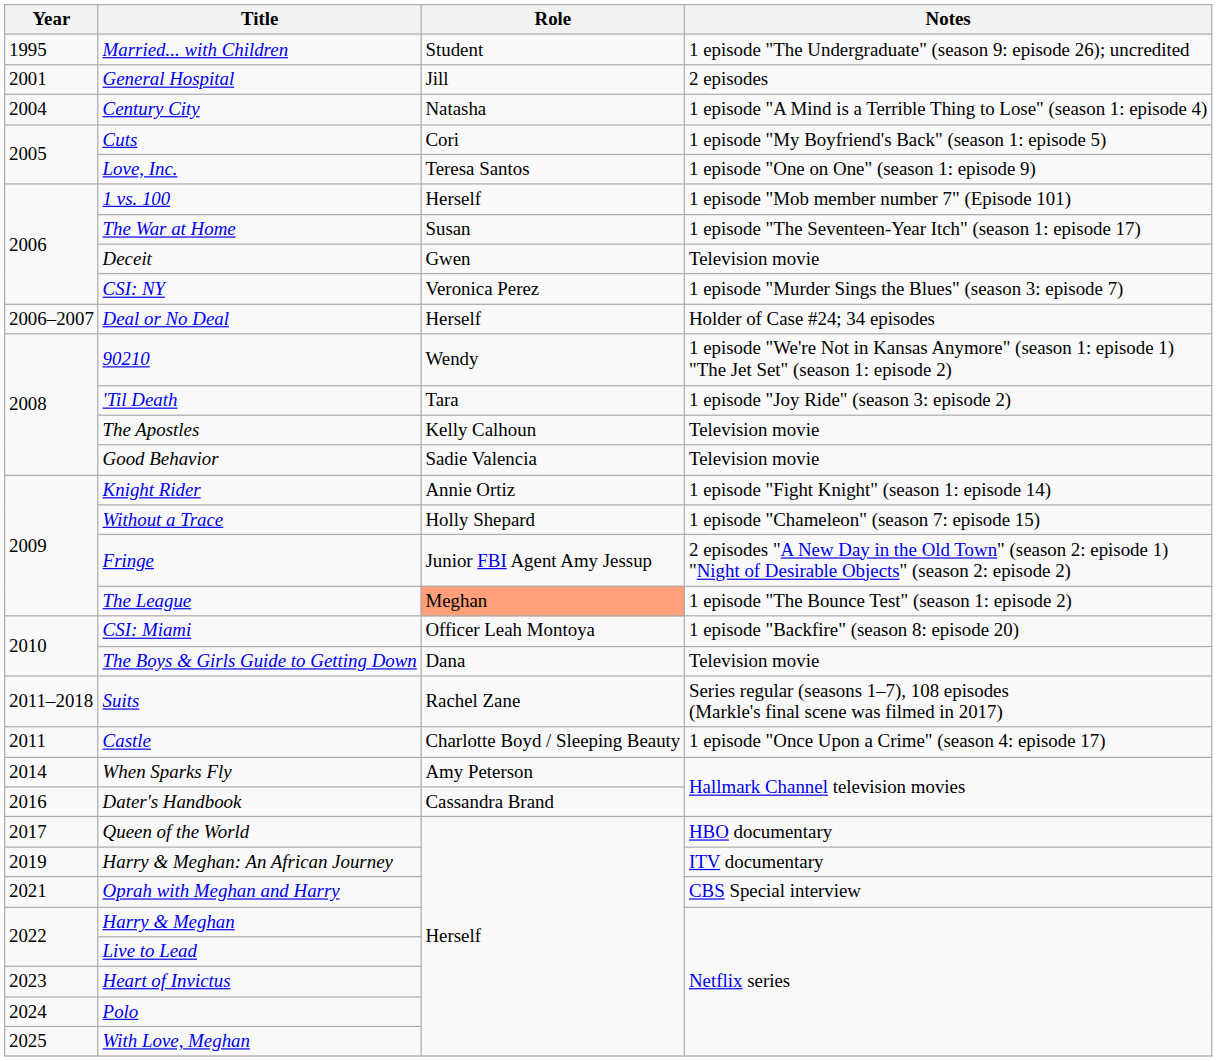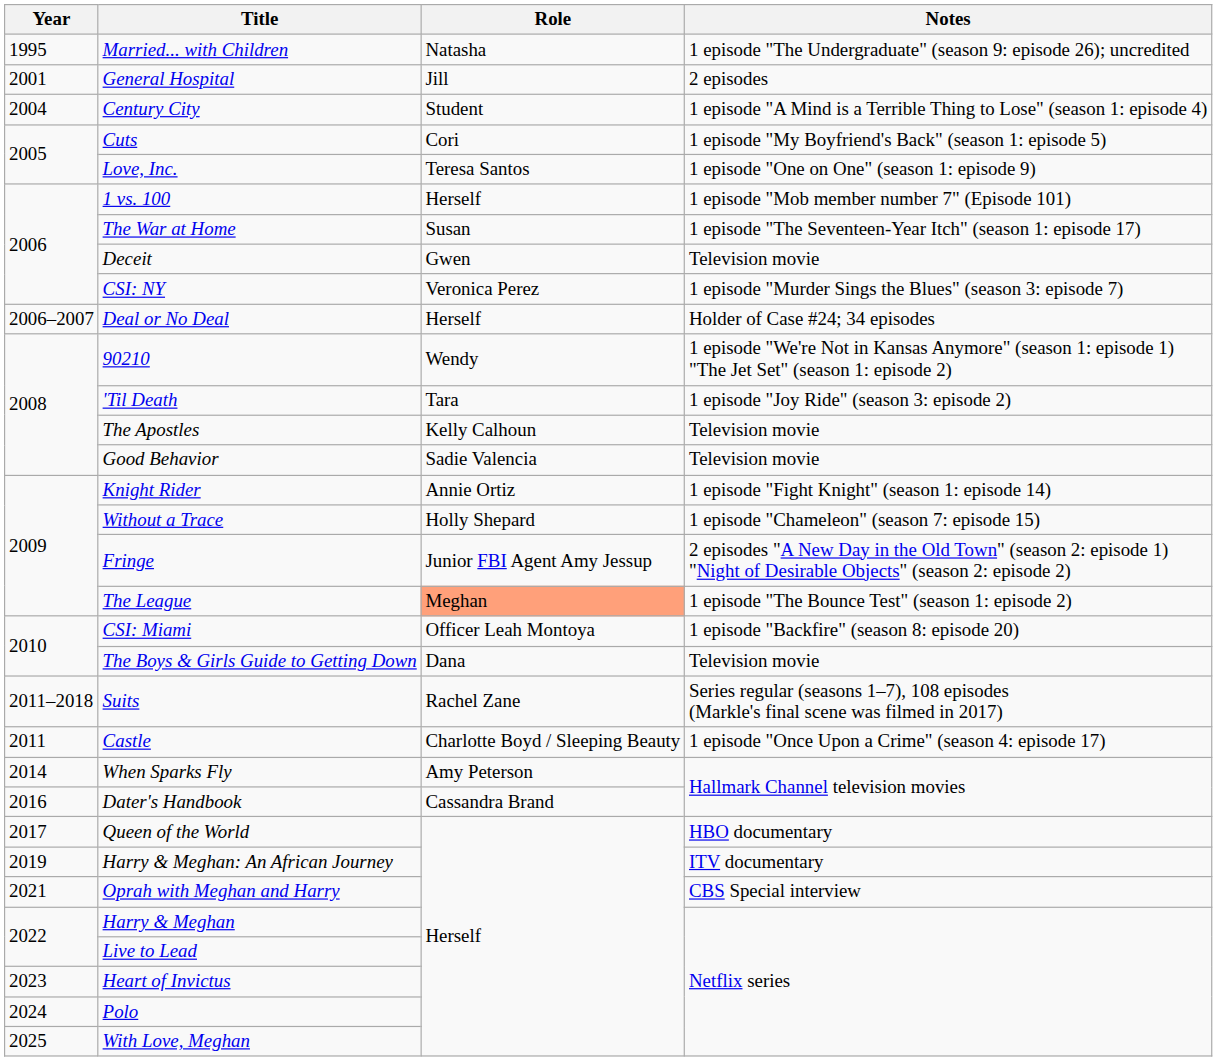(454, 49) Student -> (456, 49) Natasha
(456, 109) Natasha -> (454, 109) Student
